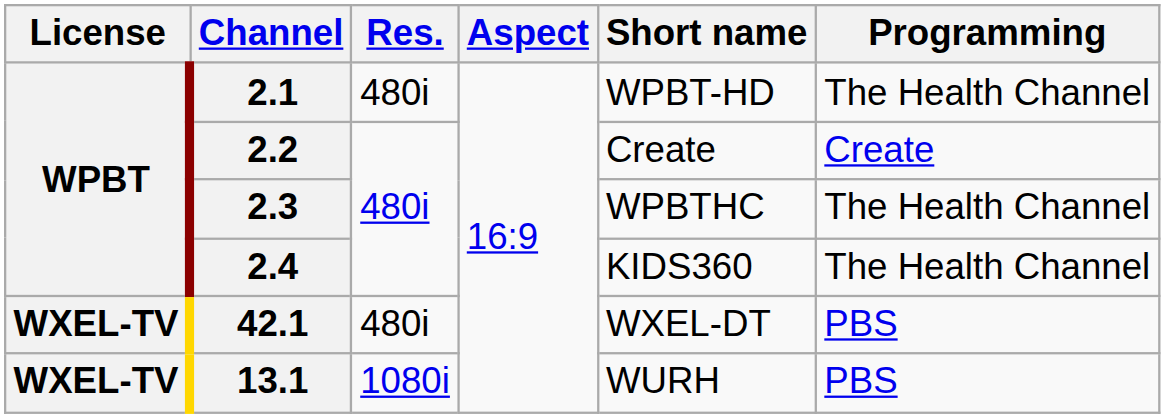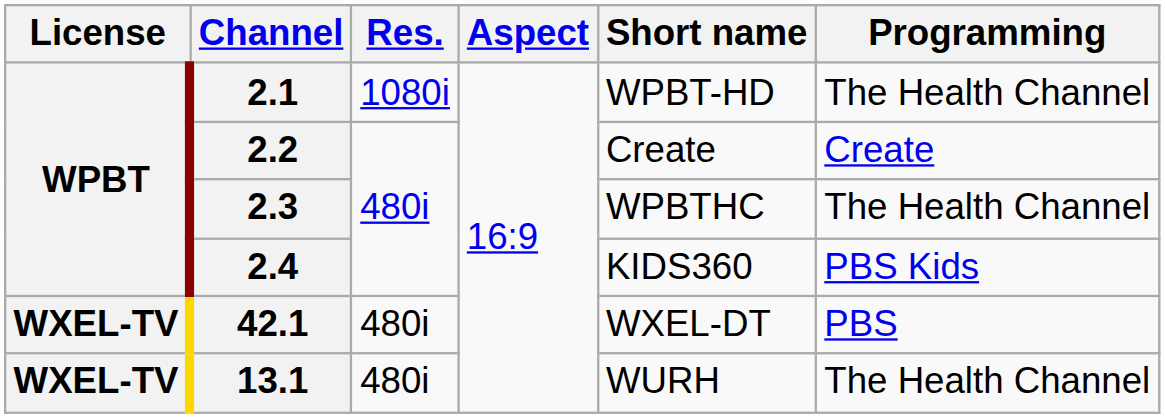(395, 91) 480i -> (405, 91) 1080i
(987, 265) The Health Channel -> (902, 265) PBS Kids
(405, 382) 1080i -> (395, 382) 480i
(861, 382) PBS -> (987, 382) The Health Channel
